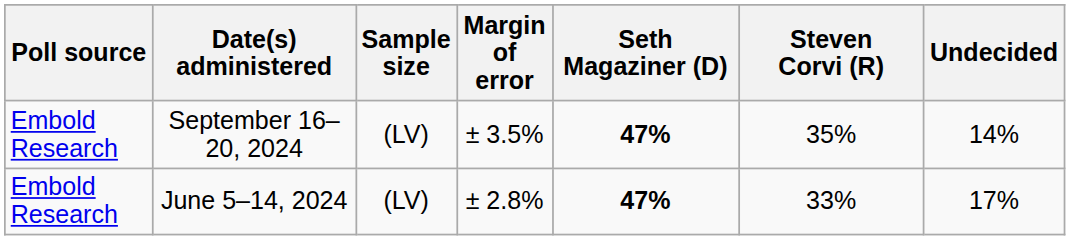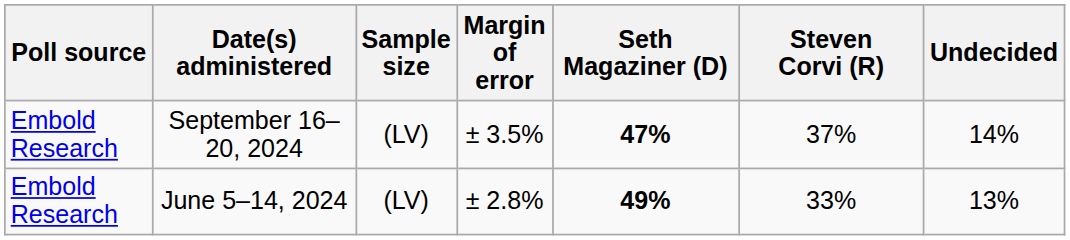(831, 134) 35% -> (831, 134) 37%
(645, 202) 47% -> (645, 202) 49%
(994, 202) 17% -> (994, 202) 13%
